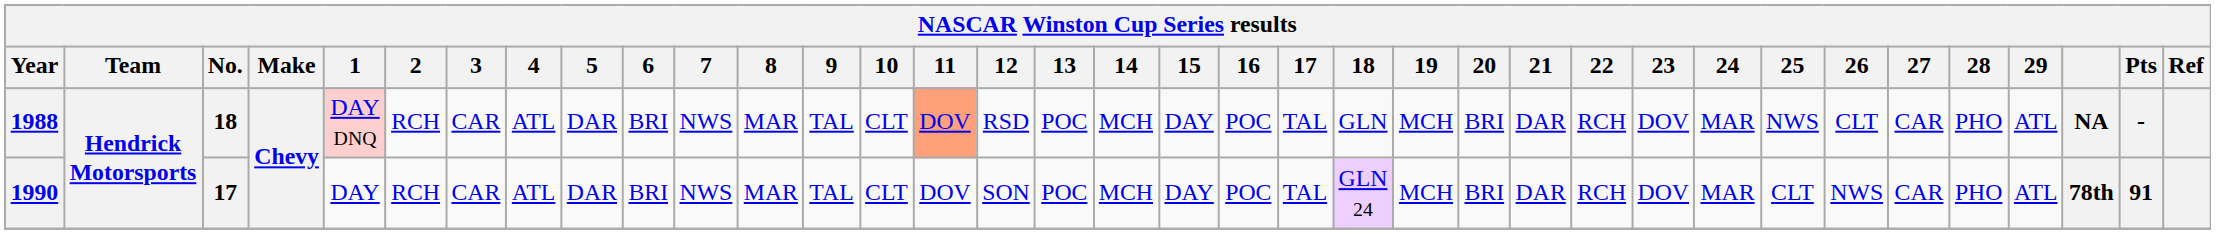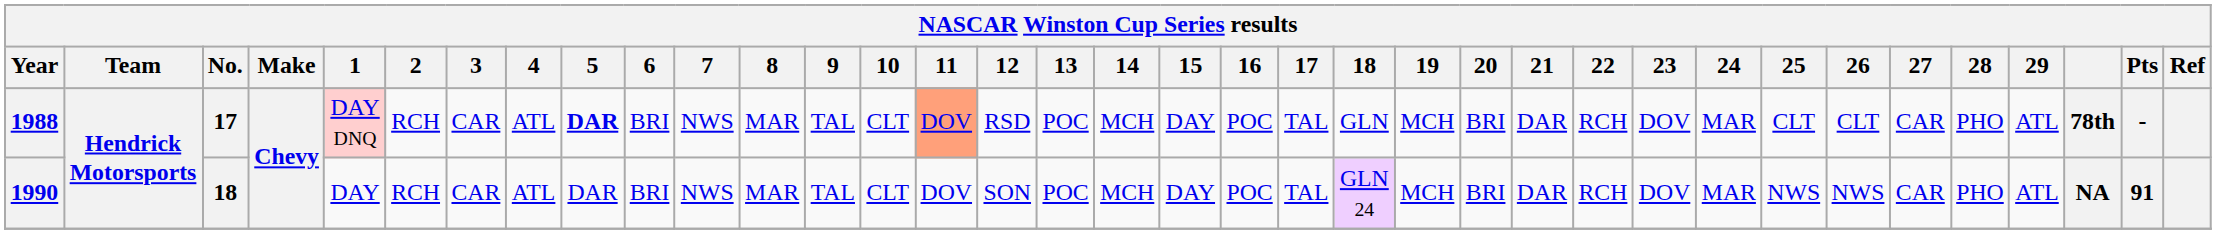(225, 122) 18 -> (225, 122) 17
(592, 122) normal -> (593, 122) bold
(1792, 122) NWS -> (1794, 122) CLT
(2091, 122) NA -> (2093, 122) 78th
(225, 193) 17 -> (225, 193) 18
(1792, 193) CLT -> (1794, 193) NWS
(2091, 193) 78th -> (2093, 193) NA
